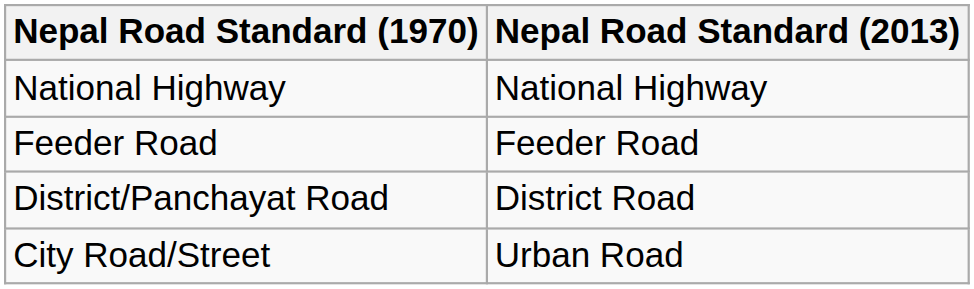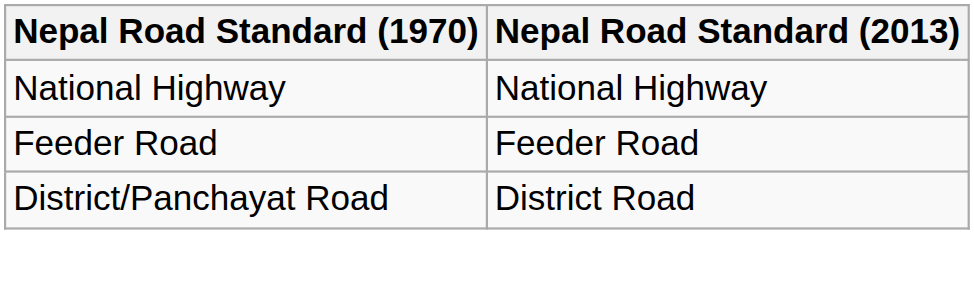- row: (142, 254)
